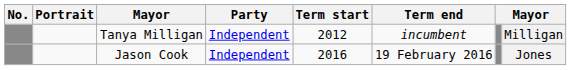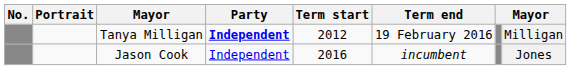(249, 34) normal -> (249, 34) bold
(434, 34) incumbent -> (434, 34) 19 February 2016
(434, 54) 19 February 2016 -> (434, 54) incumbent
